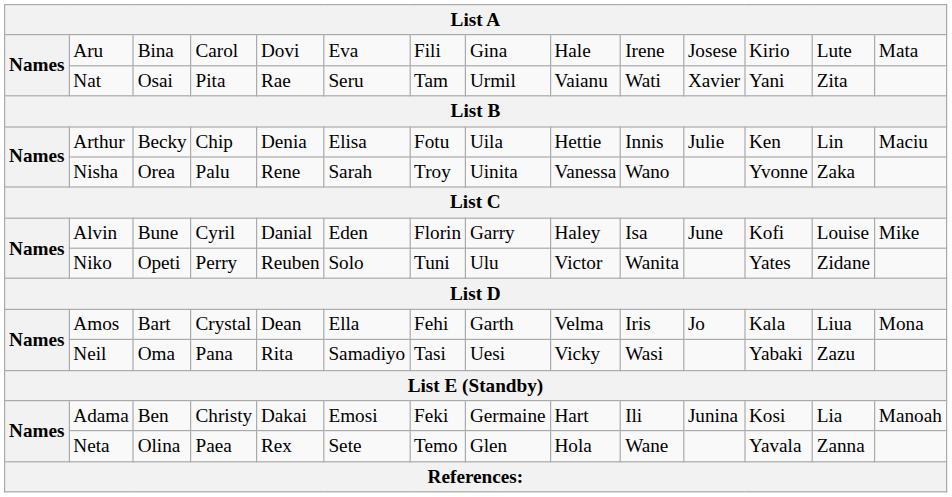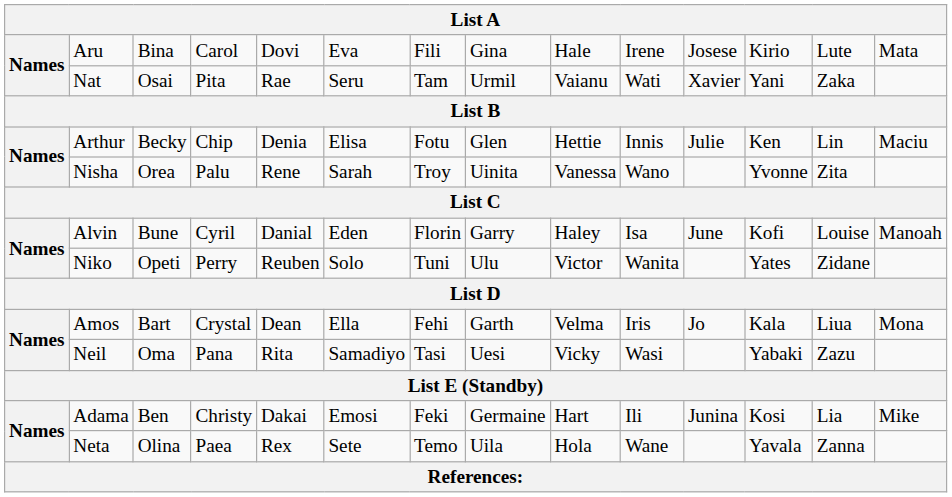(832, 80) Zita -> (836, 80) Zaka
(486, 141) Uila -> (489, 141) Glen
(836, 171) Zaka -> (832, 171) Zita
(899, 232) Mike -> (910, 232) Manoah
(910, 415) Manoah -> (899, 415) Mike
(489, 446) Glen -> (486, 446) Uila
